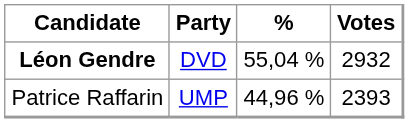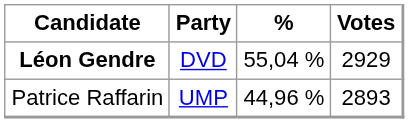(366, 60) 2932 -> (366, 60) 2929
(366, 97) 2393 -> (366, 97) 2893
